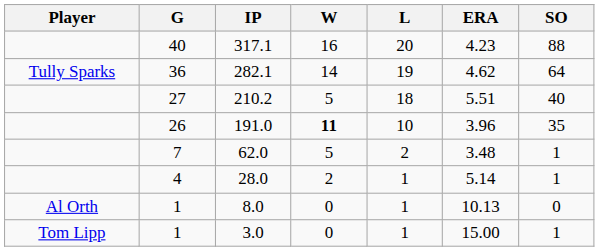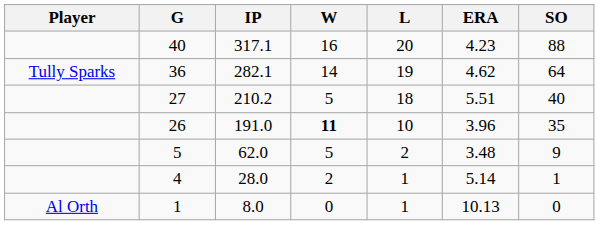(177, 152) 7 -> (177, 152) 5
(556, 152) 1 -> (556, 152) 9
- row: (253, 233)
